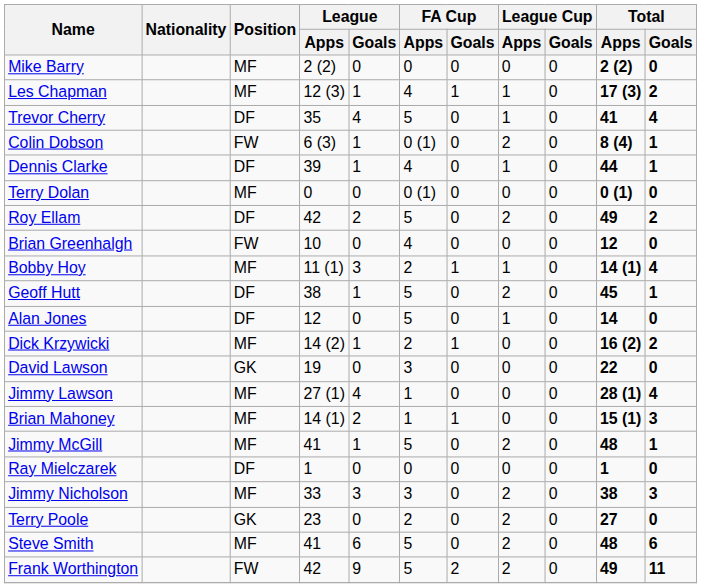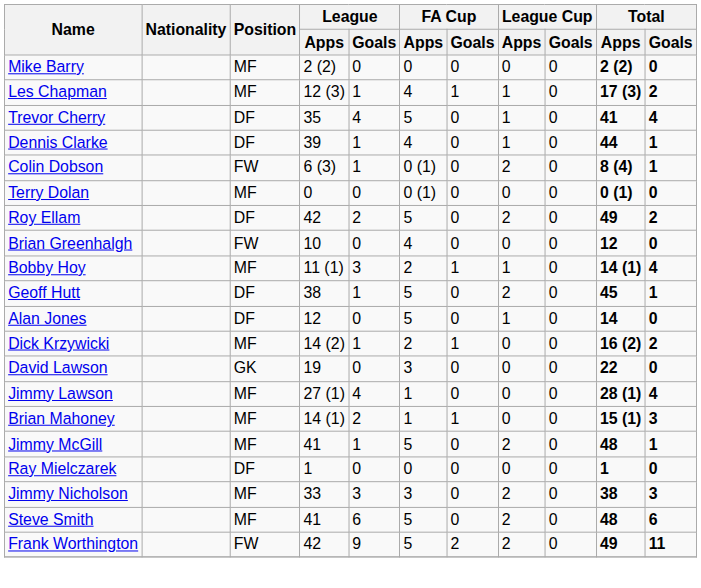rows swapped: (58, 167) <-> (56, 142)
- row: (48, 519)
